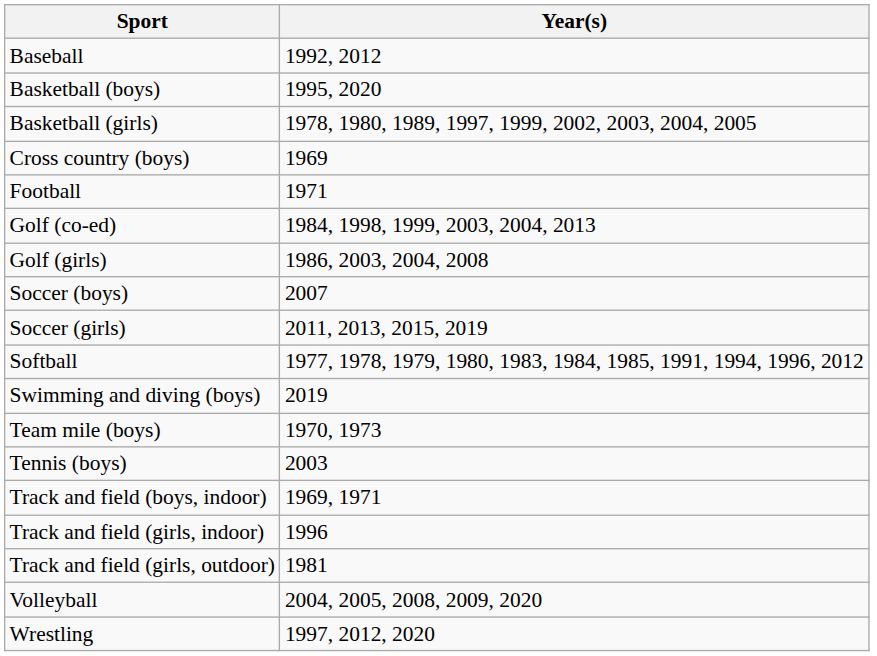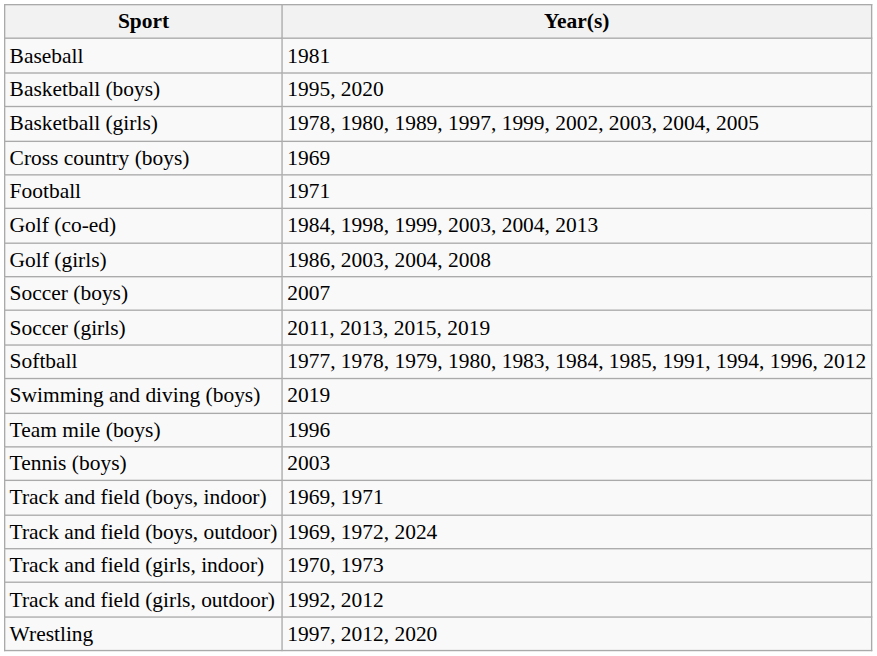(333, 55) 1992, 2012 -> (309, 55) 1981
(333, 429) 1970, 1973 -> (309, 429) 1996
+ row: (143, 531)
(306, 531) 1996 -> (336, 565) 1970, 1973
(306, 565) 1981 -> (336, 599) 1992, 2012
- row: (53, 599)
